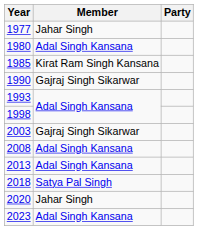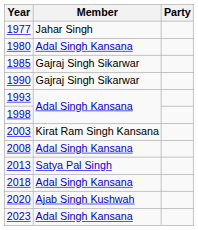(97, 64) Kirat Ram Singh Kansana -> (87, 64) Gajraj Singh Sikarwar
(87, 132) Gajraj Singh Sikarwar -> (97, 132) Kirat Ram Singh Kansana
(84, 166) Adal Singh Kansana -> (74, 166) Satya Pal Singh
(74, 183) Satya Pal Singh -> (84, 183) Adal Singh Kansana
(64, 200) Jahar Singh -> (85, 200) Ajab Singh Kushwah
